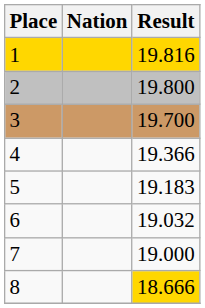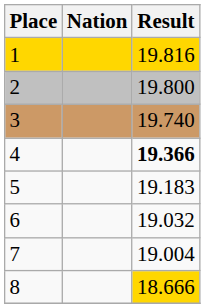(166, 120) 19.700 -> (166, 120) 19.740
(166, 154) normal -> (166, 154) bold
(166, 253) 19.000 -> (166, 253) 19.004
